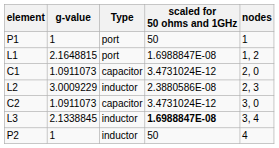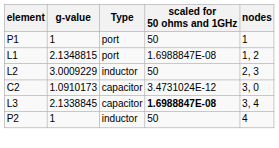(73, 55) 2.1648815 -> (73, 55) 2.1348815
- row: (13, 71)
(182, 87) 2.3880586E-08 -> (153, 71) 50
(73, 103) 1.0911073 -> (73, 87) 1.0910173
(120, 119) inductor -> (122, 103) capacitor
